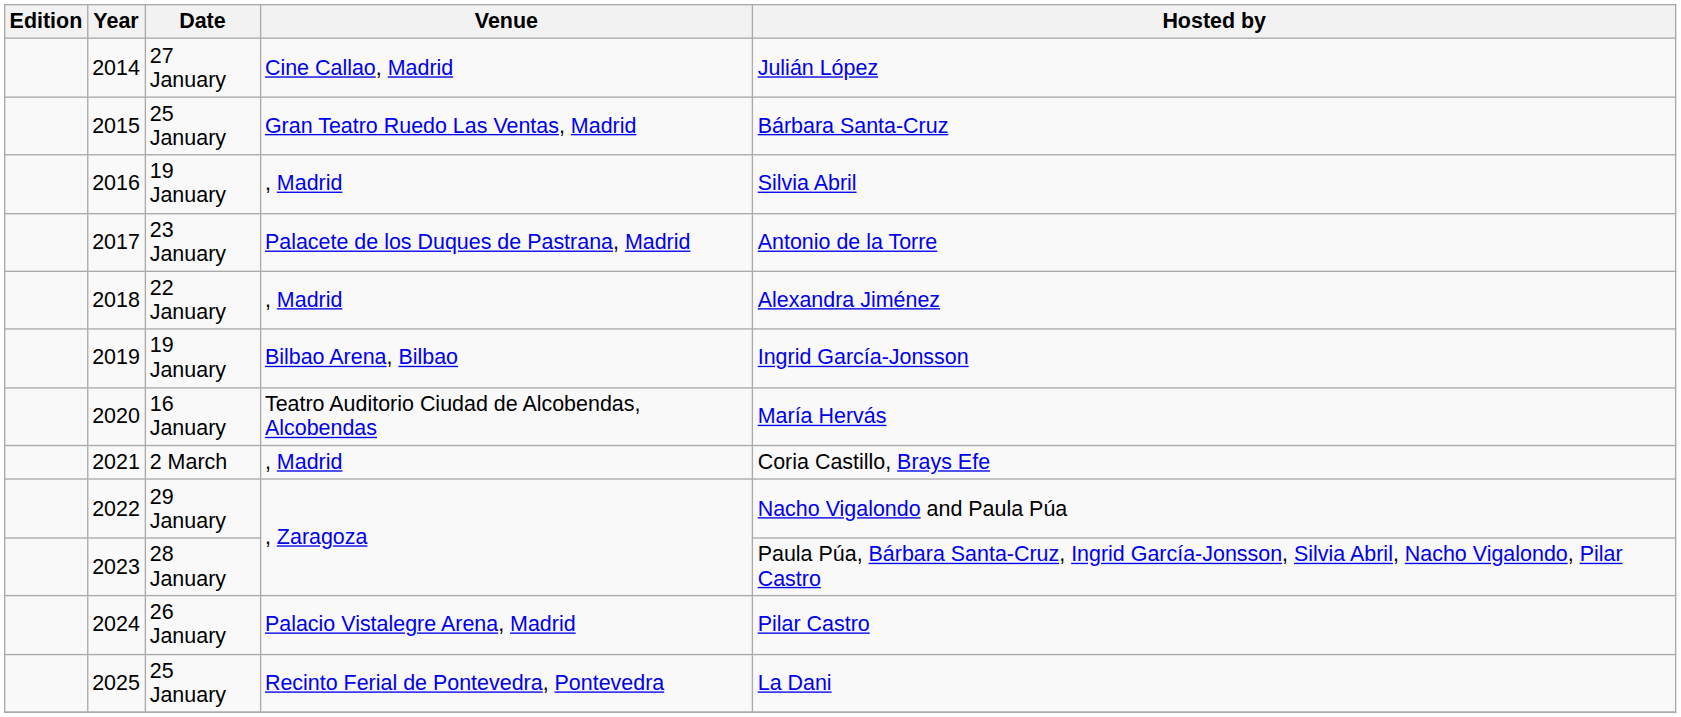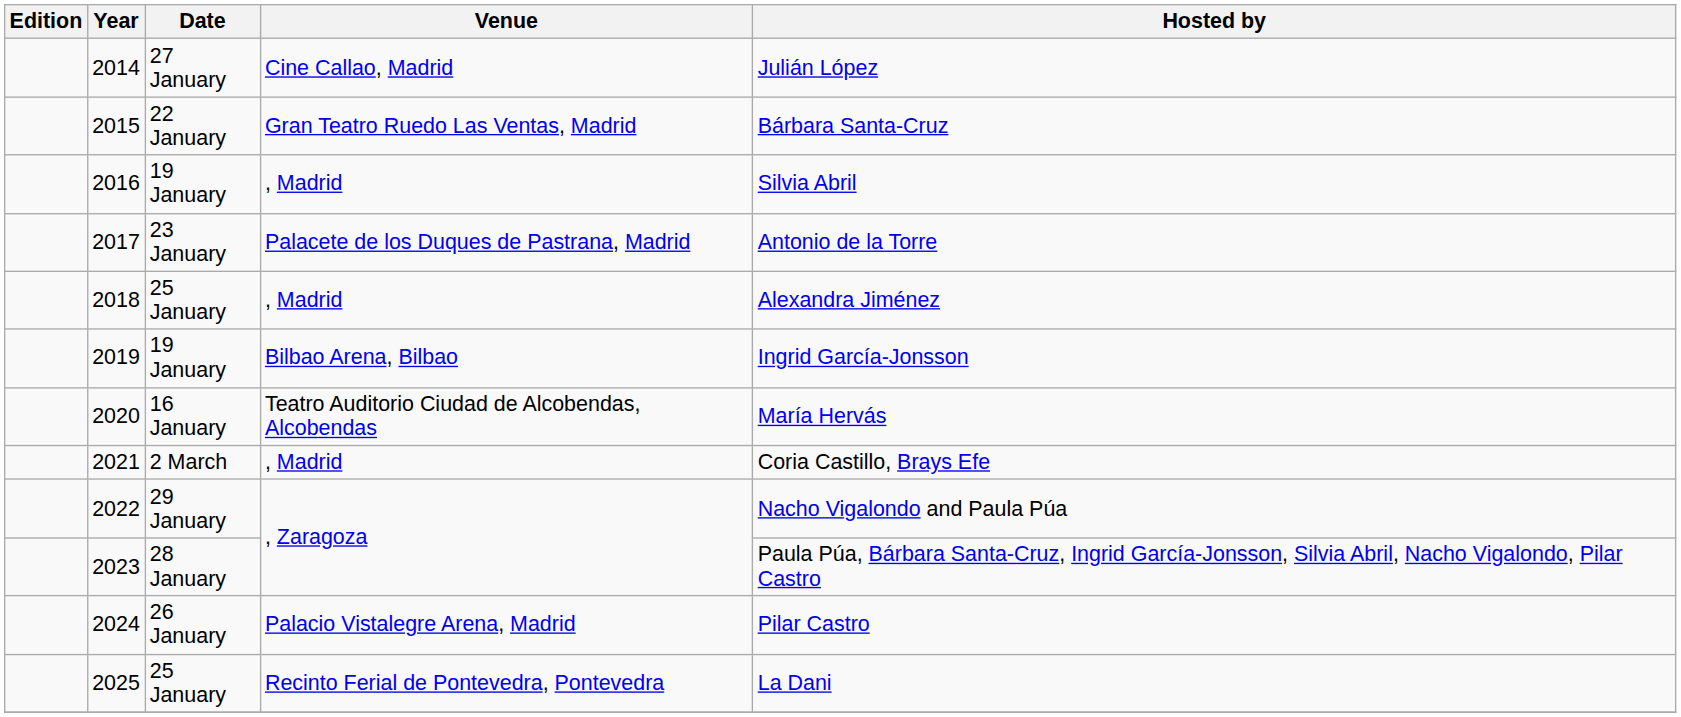(188, 125) 25 January -> (188, 125) 22 January
(188, 300) 22 January -> (188, 300) 25 January
